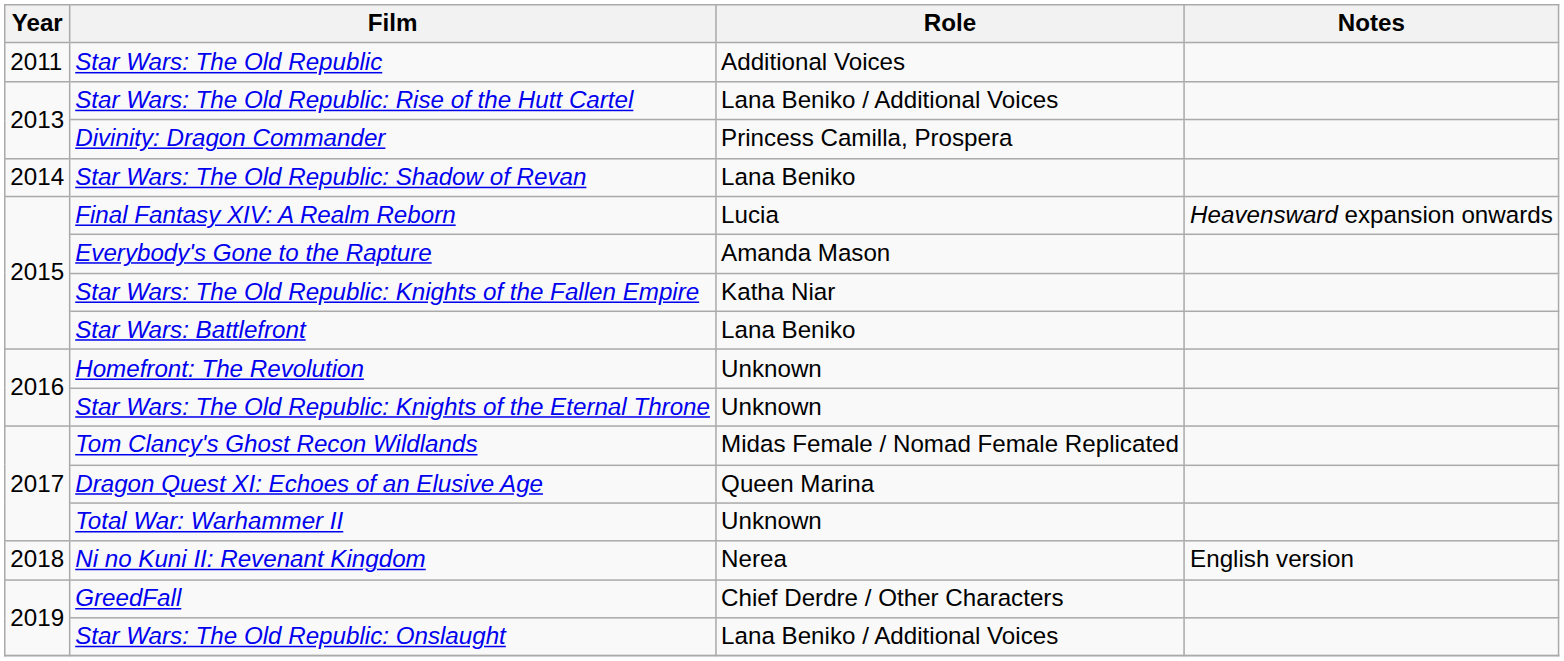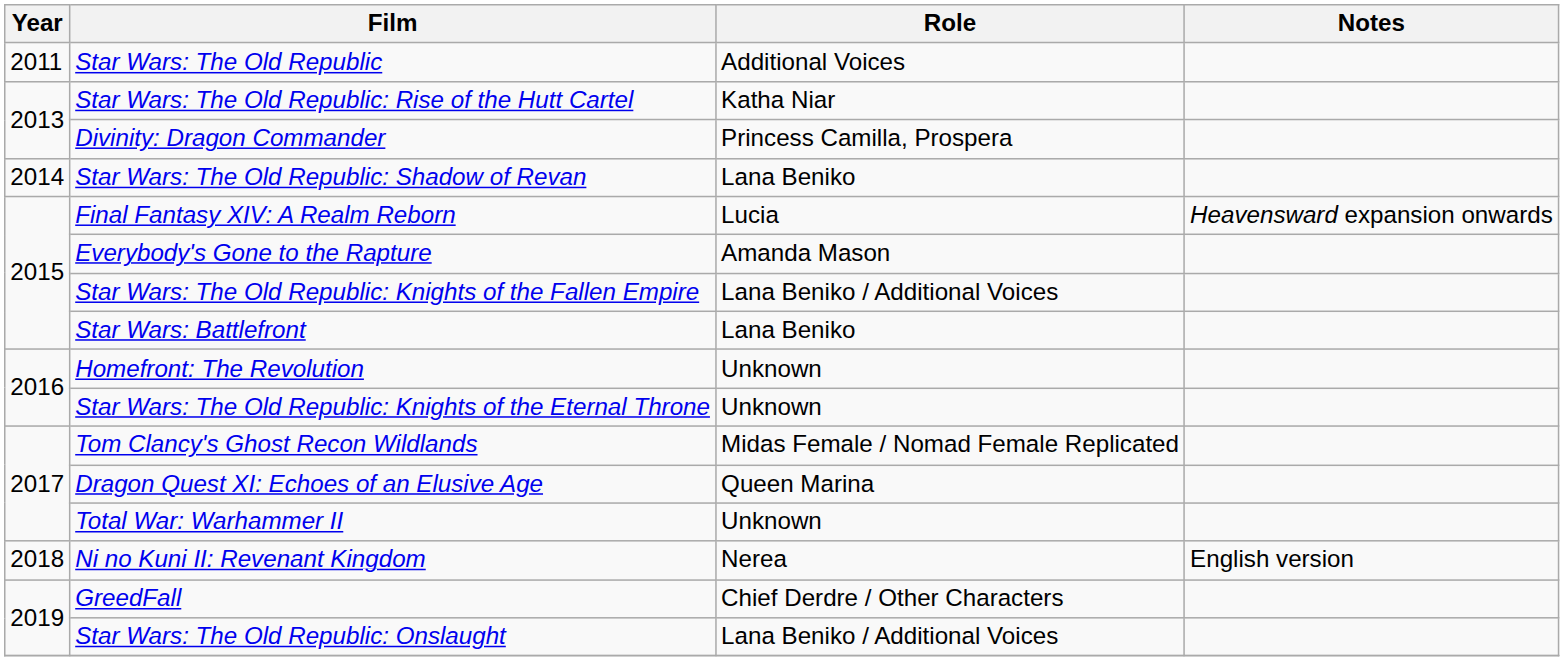(890, 100) Lana Beniko / Additional Voices -> (778, 100) Katha Niar
(778, 291) Katha Niar -> (890, 291) Lana Beniko / Additional Voices
